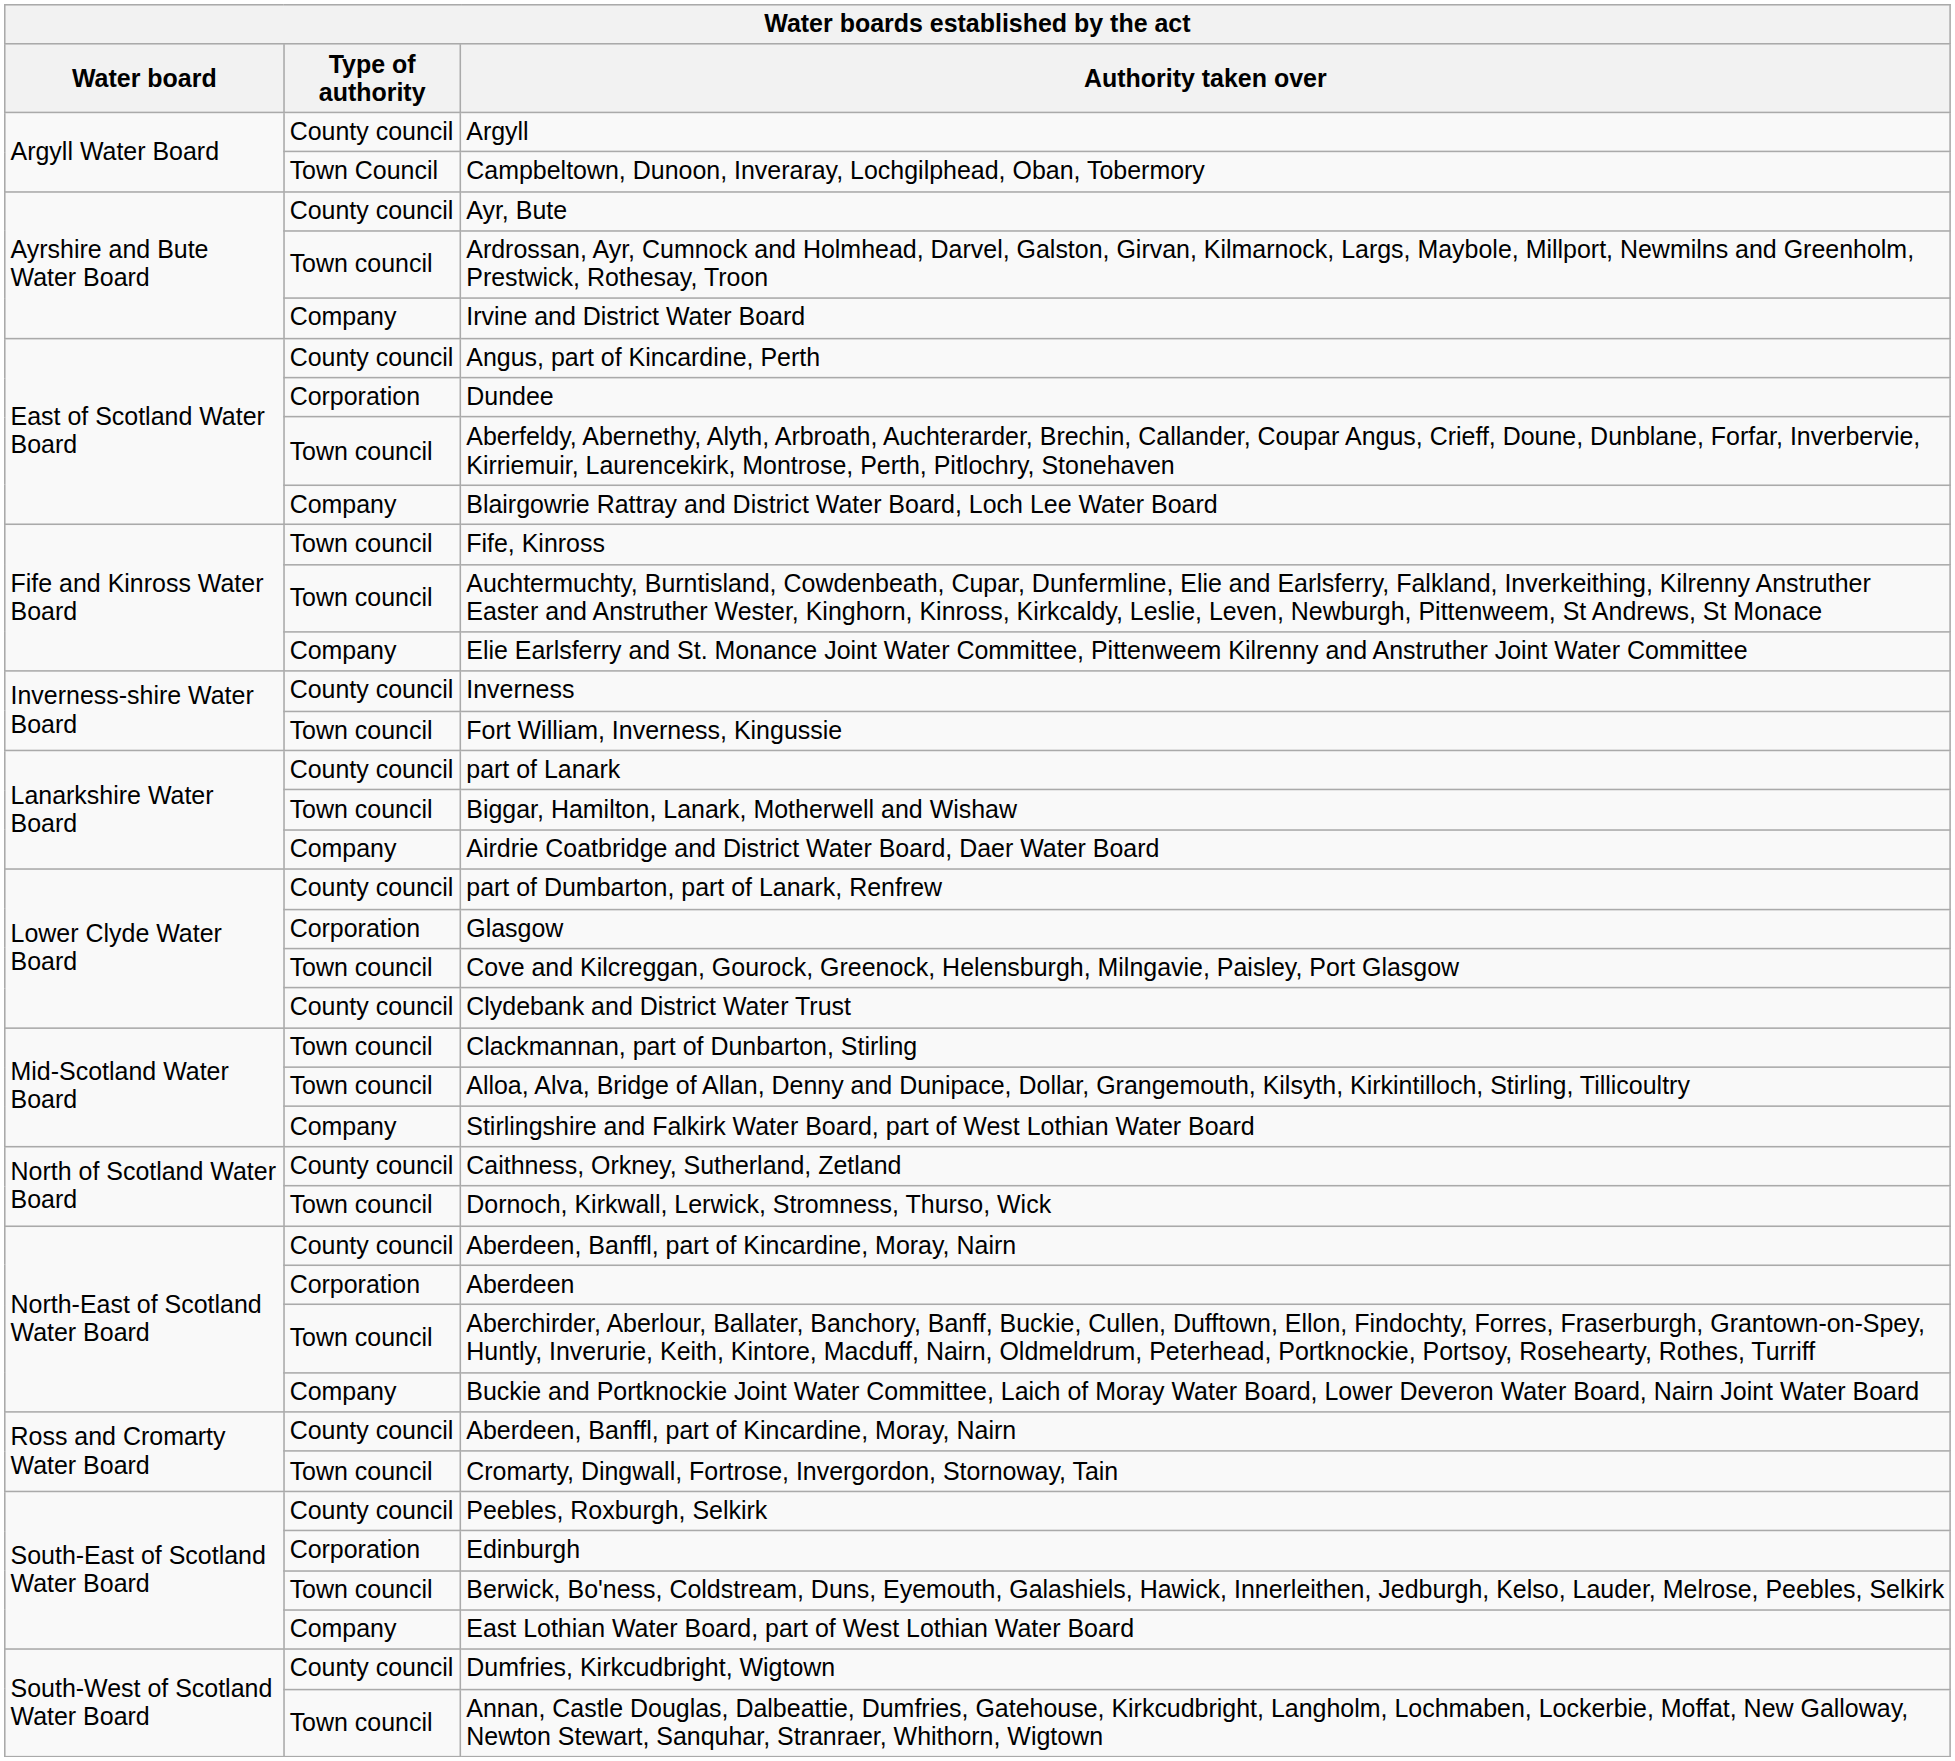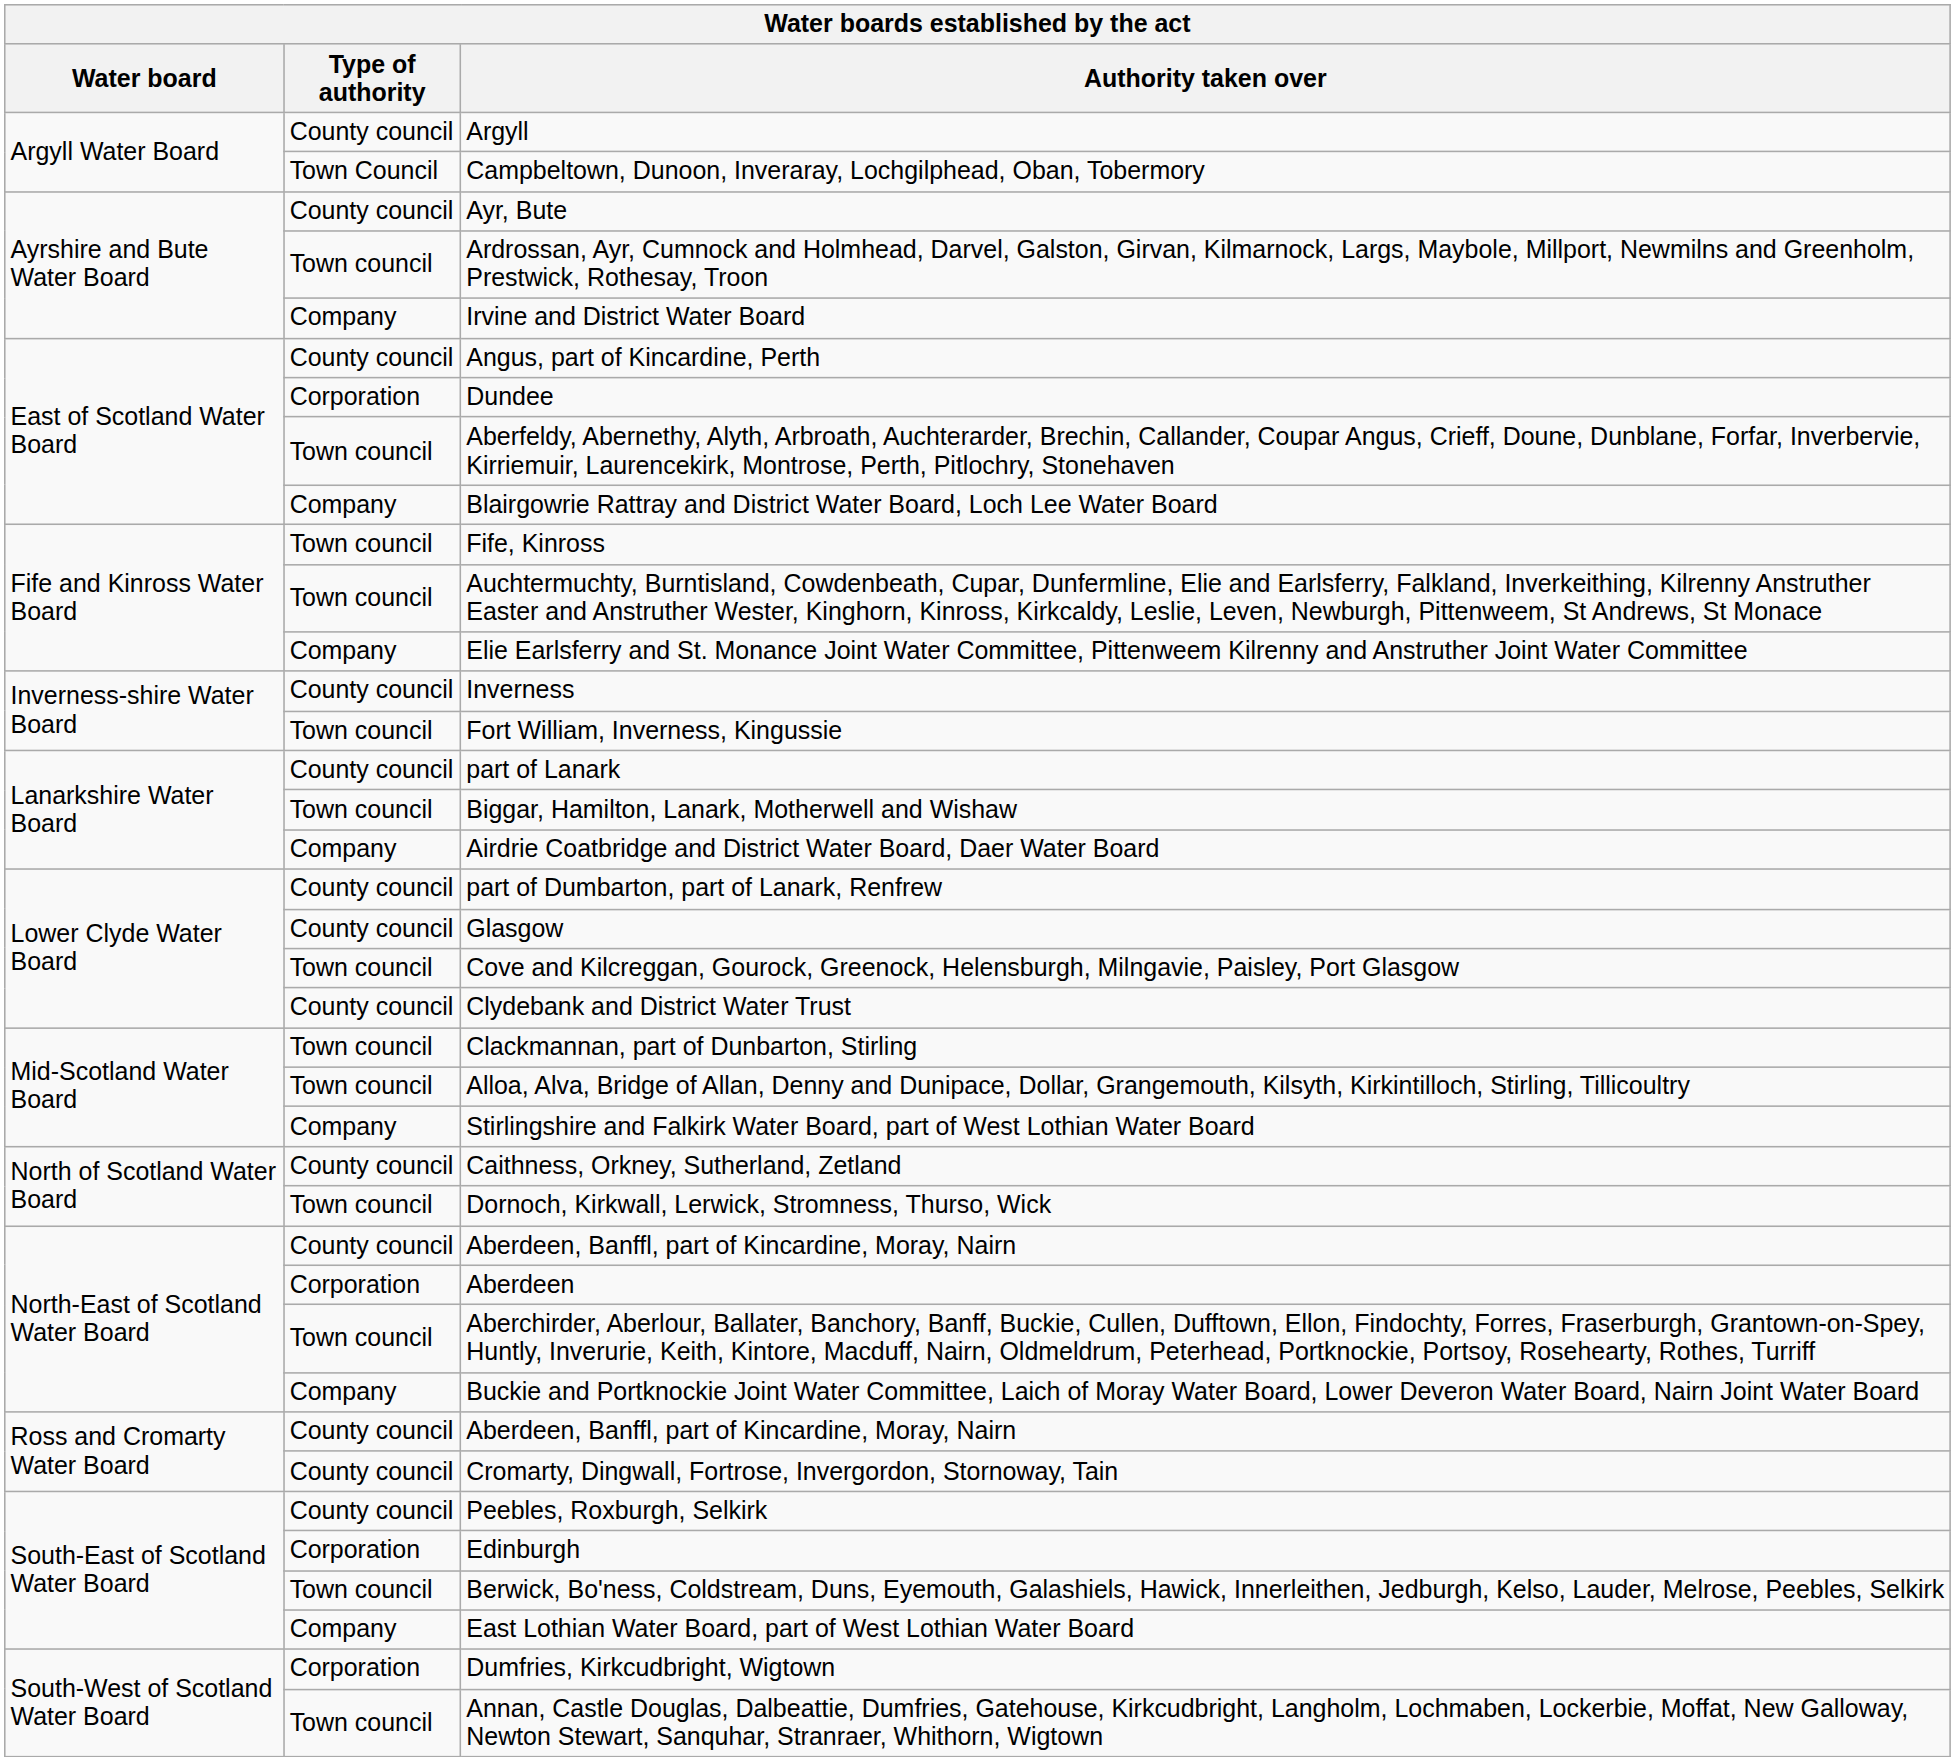(355, 928) Corporation -> (371, 928) County council
(361, 1470) Town council -> (371, 1470) County council
(371, 1668) County council -> (355, 1668) Corporation
